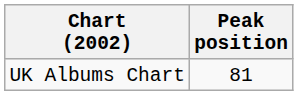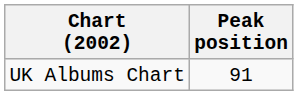(241, 75) 81 -> (241, 75) 91
